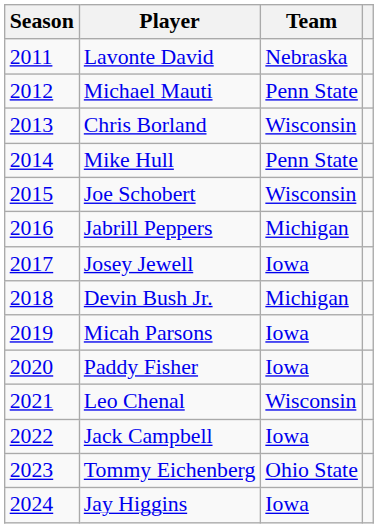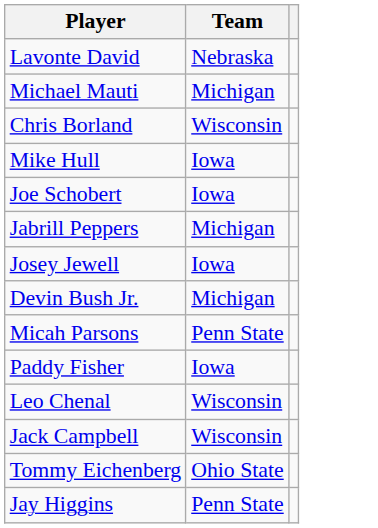- column: (42, 21)
(312, 90) Penn State -> (233, 90) Michigan
(312, 159) Penn State -> (213, 159) Iowa
(311, 194) Wisconsin -> (213, 194) Iowa
(287, 332) Iowa -> (237, 332) Penn State
(287, 435) Iowa -> (237, 435) Wisconsin
(287, 504) Iowa -> (237, 504) Penn State
